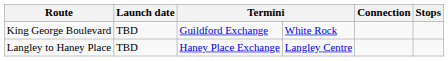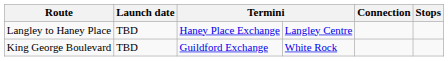rows swapped: (59, 30) <-> (59, 47)
